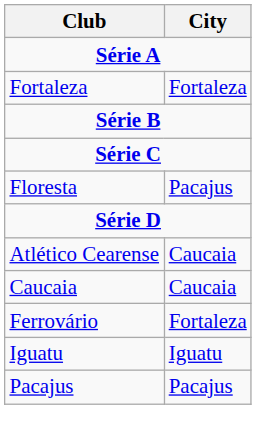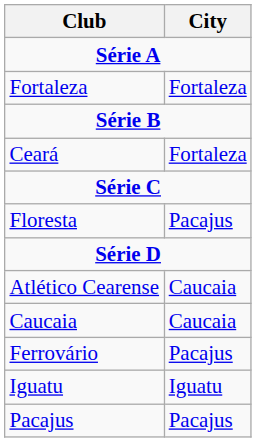+ row: (34, 154)
(208, 320) Fortaleza -> (201, 353) Pacajus
